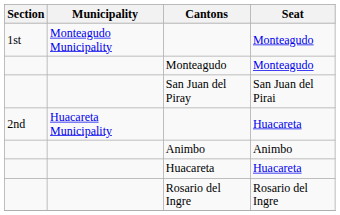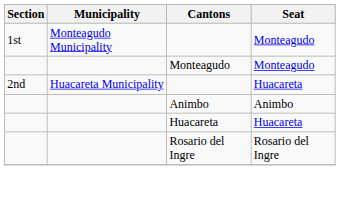- row: (196, 91)
